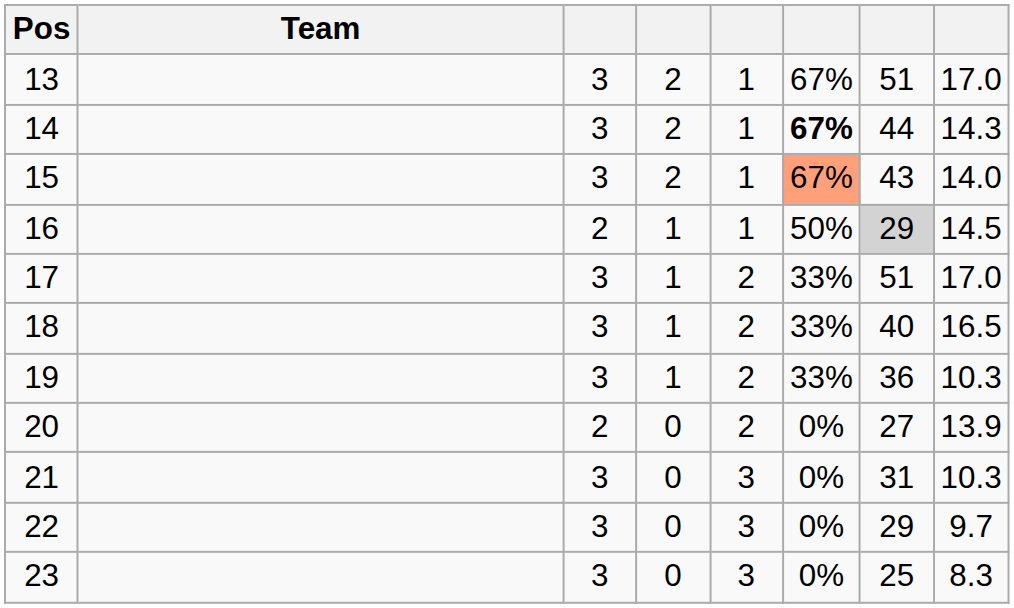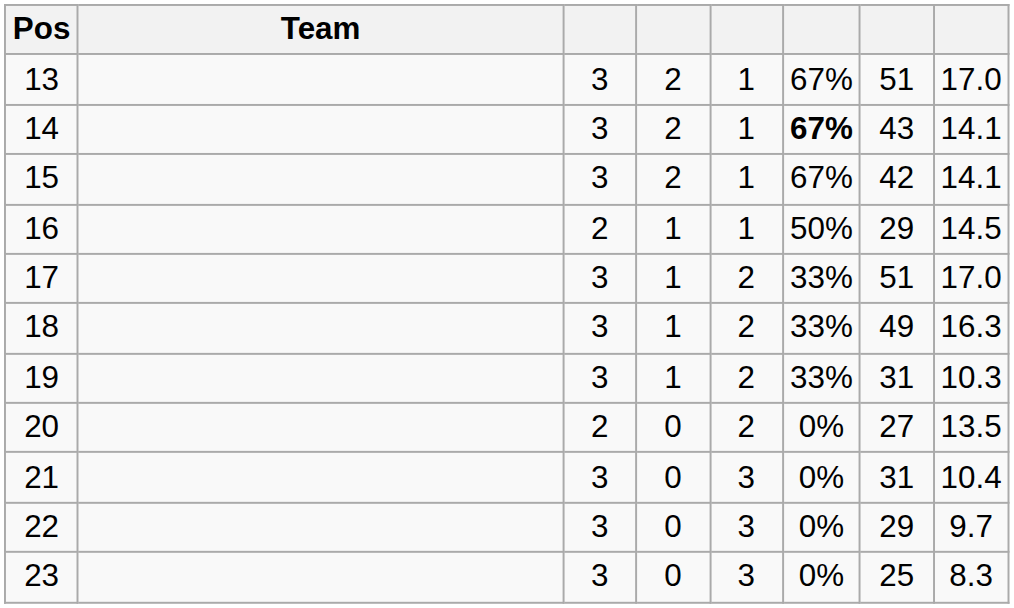(897, 128) 44 -> (897, 128) 43
(971, 128) 14.3 -> (971, 128) 14.1
(821, 178) lightsalmon background -> (821, 178) no background
(897, 178) 43 -> (897, 178) 42
(971, 178) 14.0 -> (971, 178) 14.1
(897, 228) lightgrey background -> (897, 228) no background
(897, 327) 40 -> (897, 327) 49
(971, 327) 16.5 -> (971, 327) 16.3
(897, 377) 36 -> (897, 377) 31
(971, 427) 13.9 -> (971, 427) 13.5
(971, 476) 10.3 -> (971, 476) 10.4
